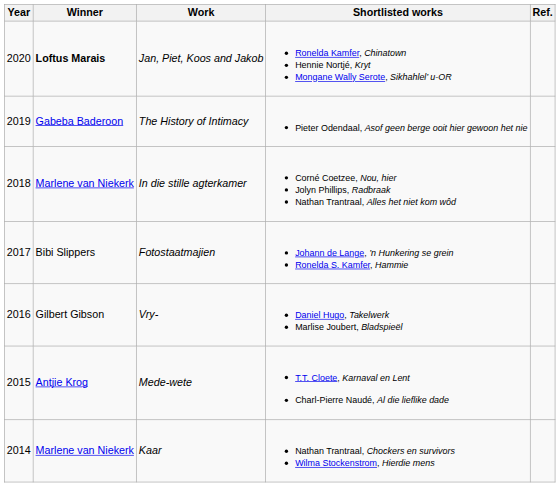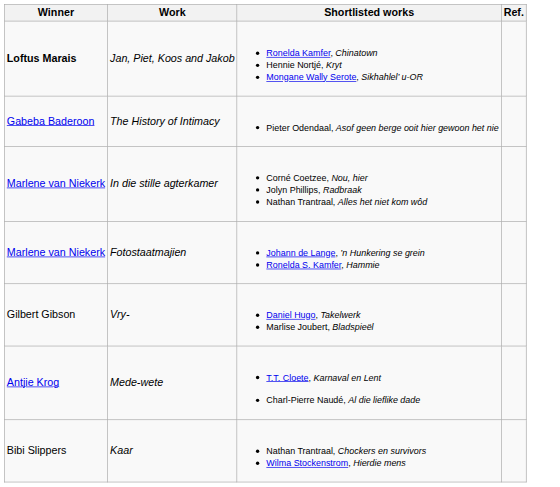- column: (19, 13)
(65, 252) Bibi Slippers -> (56, 252) Marlene van Niekerk
(85, 450) Marlene van Niekerk -> (37, 450) Bibi Slippers
